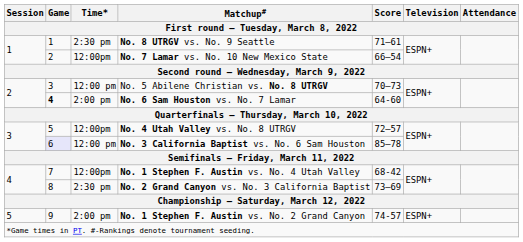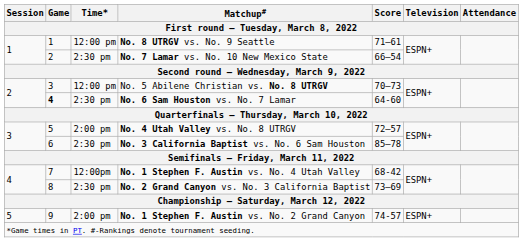(92, 43) 2:30 pm -> (95, 43) 12:00 pm
(92, 57) 12:00pm -> (92, 57) 2:30 pm
(92, 100) 2:00 pm -> (92, 100) 2:30 pm
(92, 129) 12:00pm -> (92, 129) 2:00 pm
(51, 143) lavender background -> (51, 143) no background
(95, 143) 12:00 pm -> (92, 143) 2:30 pm
